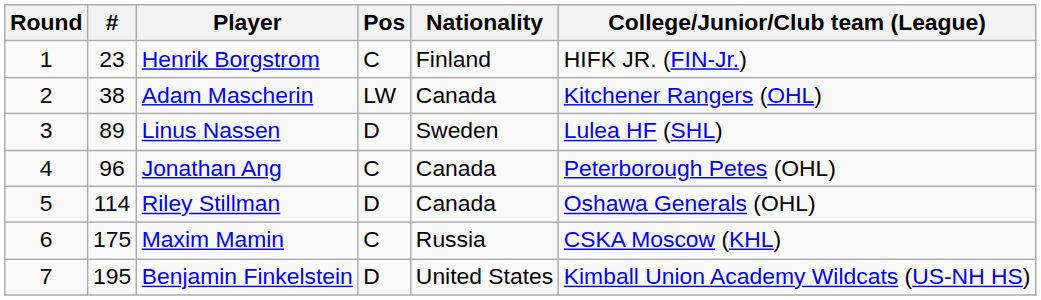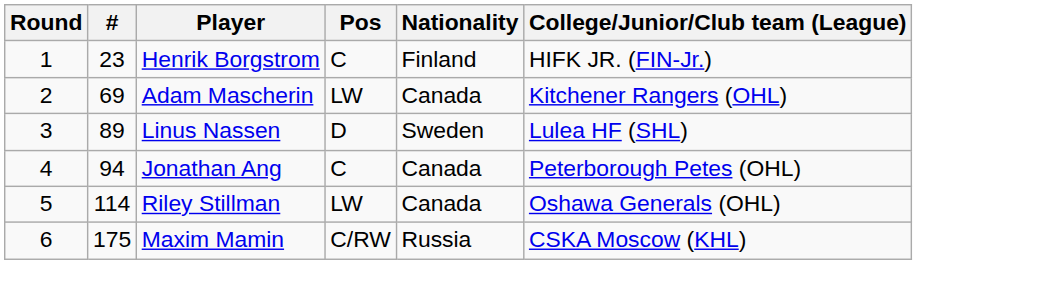(112, 95) 38 -> (112, 95) 69
(112, 167) 96 -> (112, 167) 94
(372, 204) D -> (347, 204) LW
(372, 240) C -> (361, 240) C/RW
- row: (247, 276)
